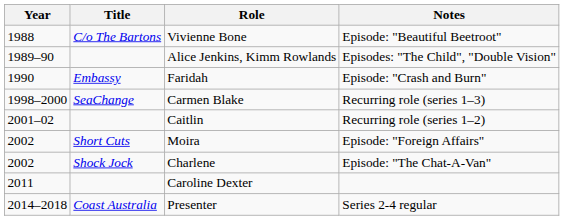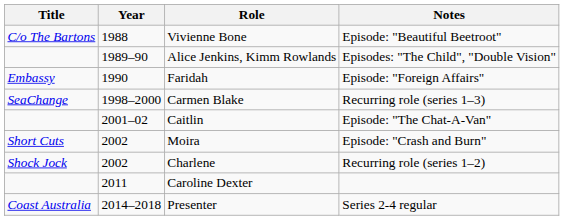columns swapped: (37, 15) <-> (117, 15)
(414, 78) Episode: "Crash and Burn" -> (413, 78) Episode: "Foreign Affairs"
(414, 120) Recurring role (series 1–2) -> (417, 120) Episode: "The Chat-A-Van"
(413, 141) Episode: "Foreign Affairs" -> (414, 141) Episode: "Crash and Burn"
(417, 162) Episode: "The Chat-A-Van" -> (414, 162) Recurring role (series 1–2)
